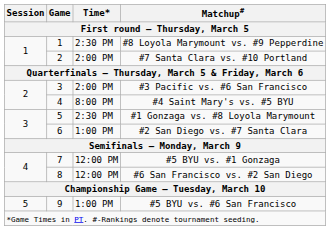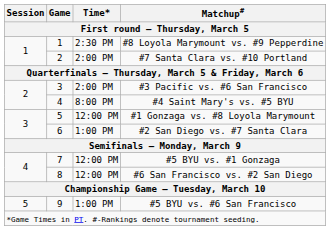(94, 117) 2:30 PM -> (97, 117) 12:00 PM
